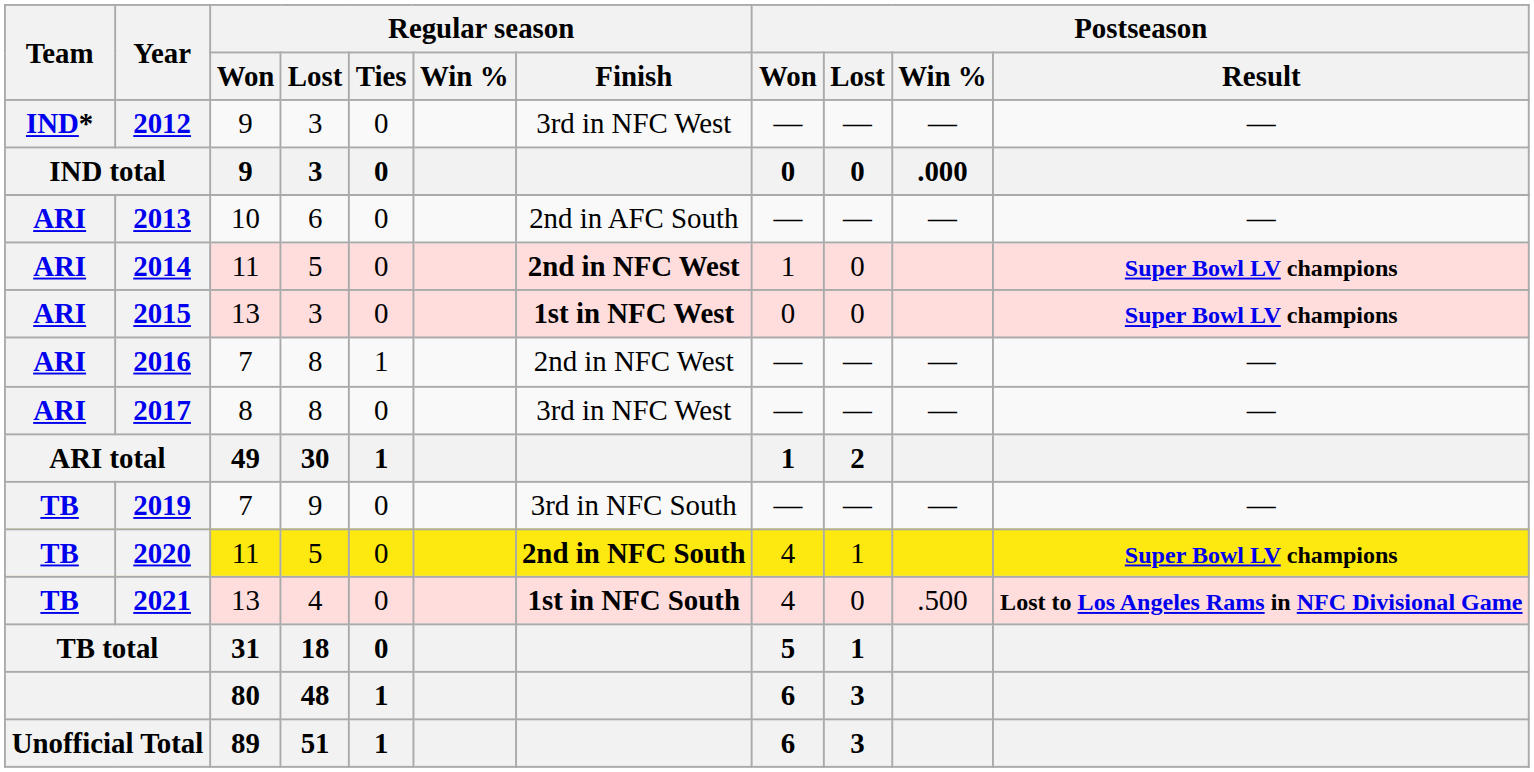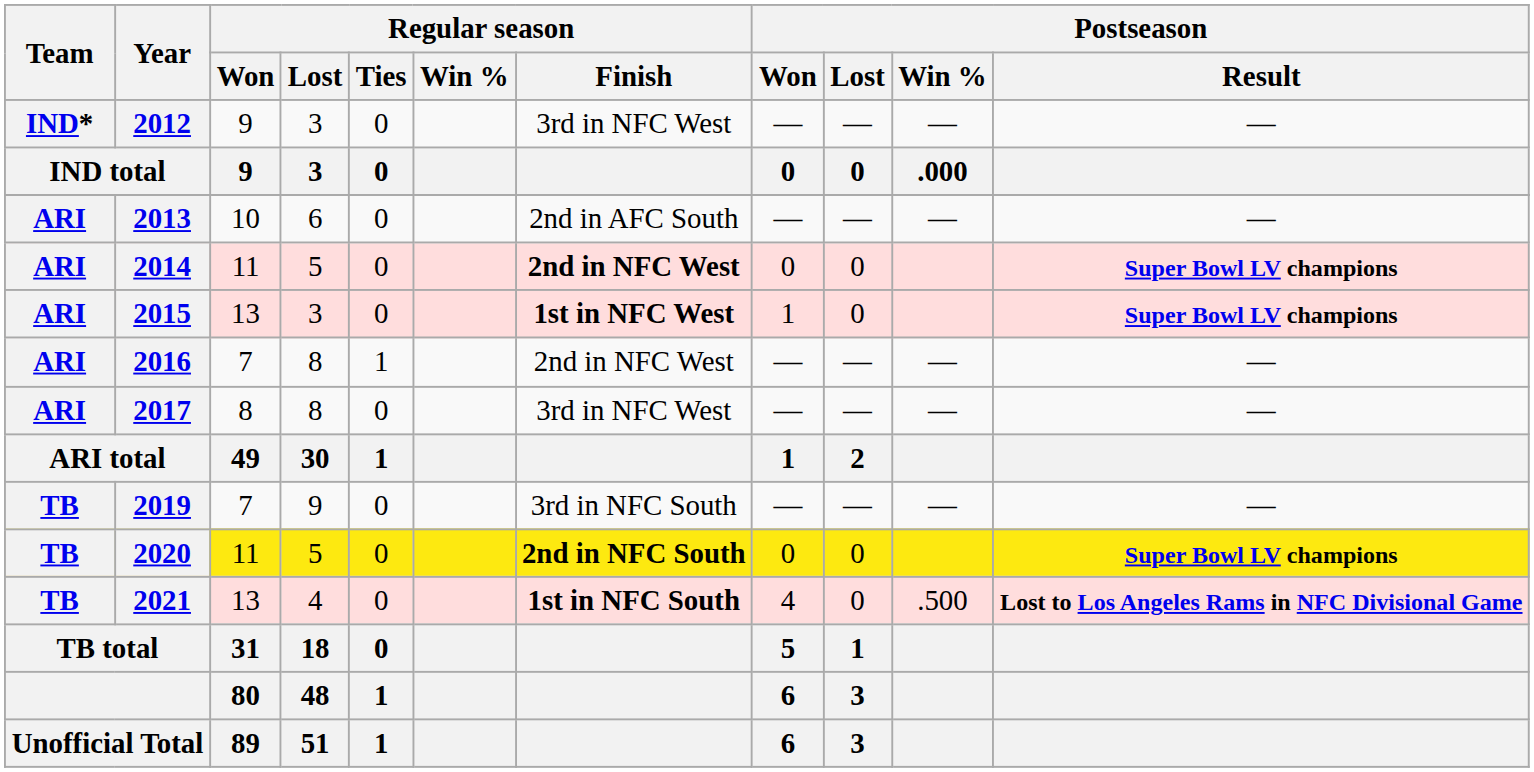(788, 266) 1 -> (788, 266) 0
(788, 314) 0 -> (788, 314) 1
(788, 552) 4 -> (788, 552) 0
(857, 552) 1 -> (857, 552) 0
